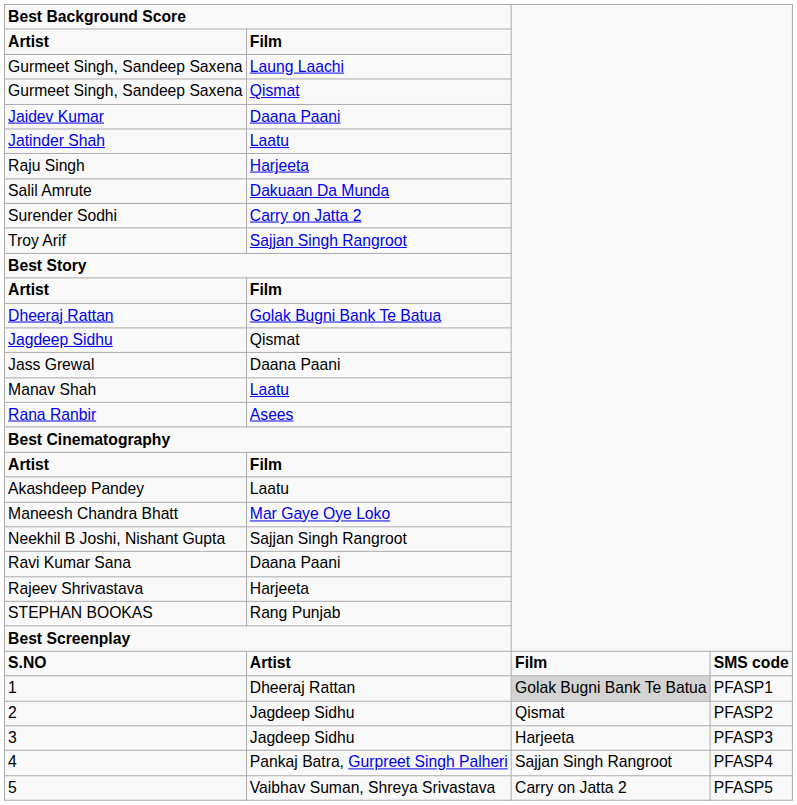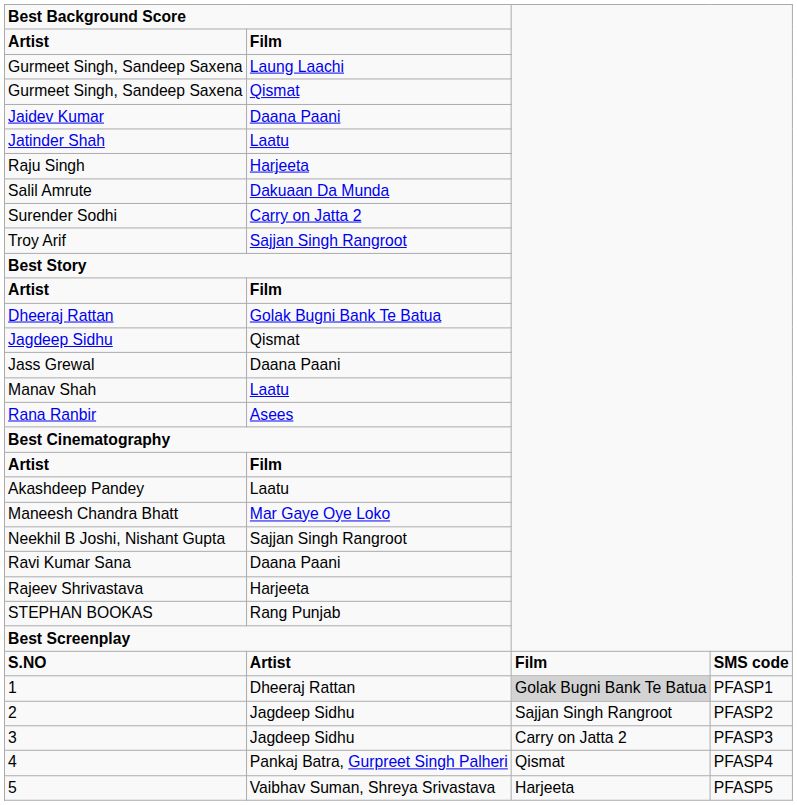(540, 713) Qismat -> (594, 713) Sajjan Singh Rangroot
(545, 738) Harjeeta -> (571, 738) Carry on Jatta 2
(594, 762) Sajjan Singh Rangroot -> (540, 762) Qismat
(571, 787) Carry on Jatta 2 -> (545, 787) Harjeeta
